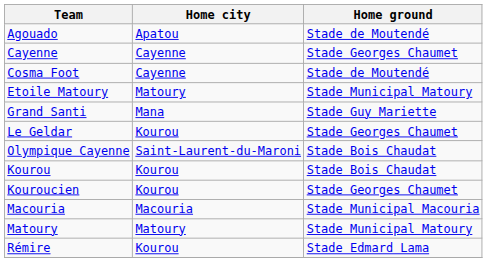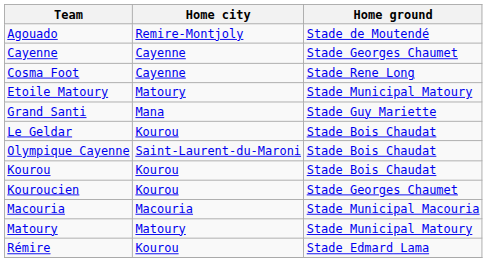(157, 34) Apatou -> (189, 34) Remire-Montjoly
(368, 73) Stade de Moutendé -> (361, 73) Stade Rene Long
(382, 131) Stade Georges Chaumet -> (372, 131) Stade Bois Chaudat
